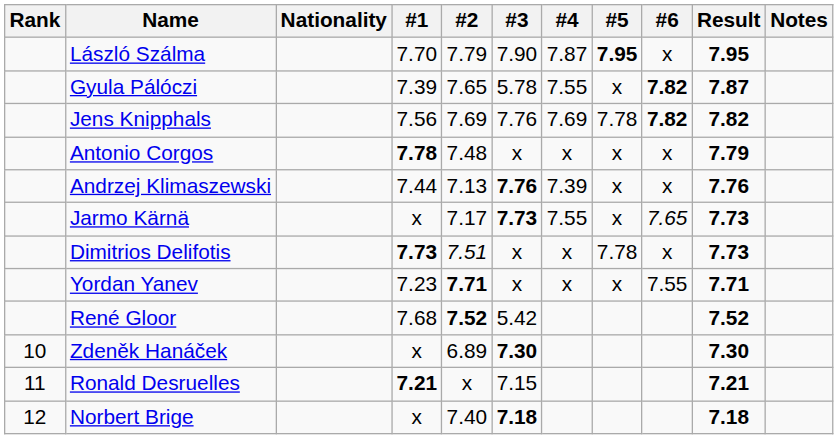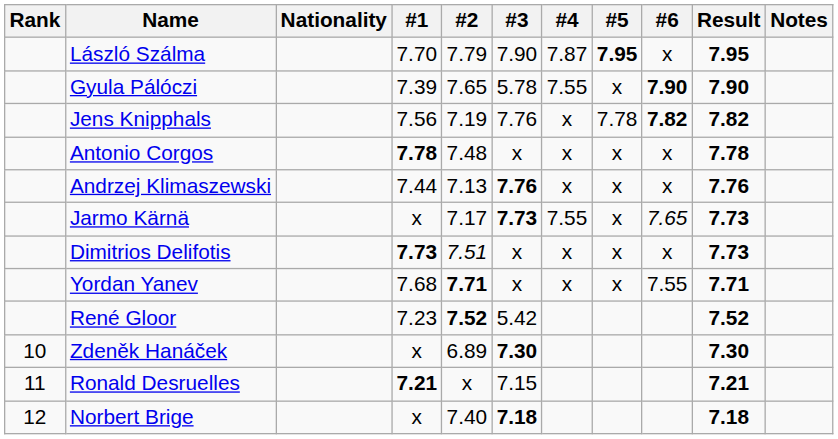(667, 86) 7.82 -> (667, 86) 7.90
(729, 86) 7.87 -> (729, 86) 7.90
(467, 119) 7.69 -> (467, 119) 7.19
(567, 119) 7.69 -> (567, 119) x
(729, 152) 7.79 -> (729, 152) 7.78
(567, 185) 7.39 -> (567, 185) x
(617, 251) 7.78 -> (617, 251) x
(417, 284) 7.23 -> (417, 284) 7.68
(417, 317) 7.68 -> (417, 317) 7.23
